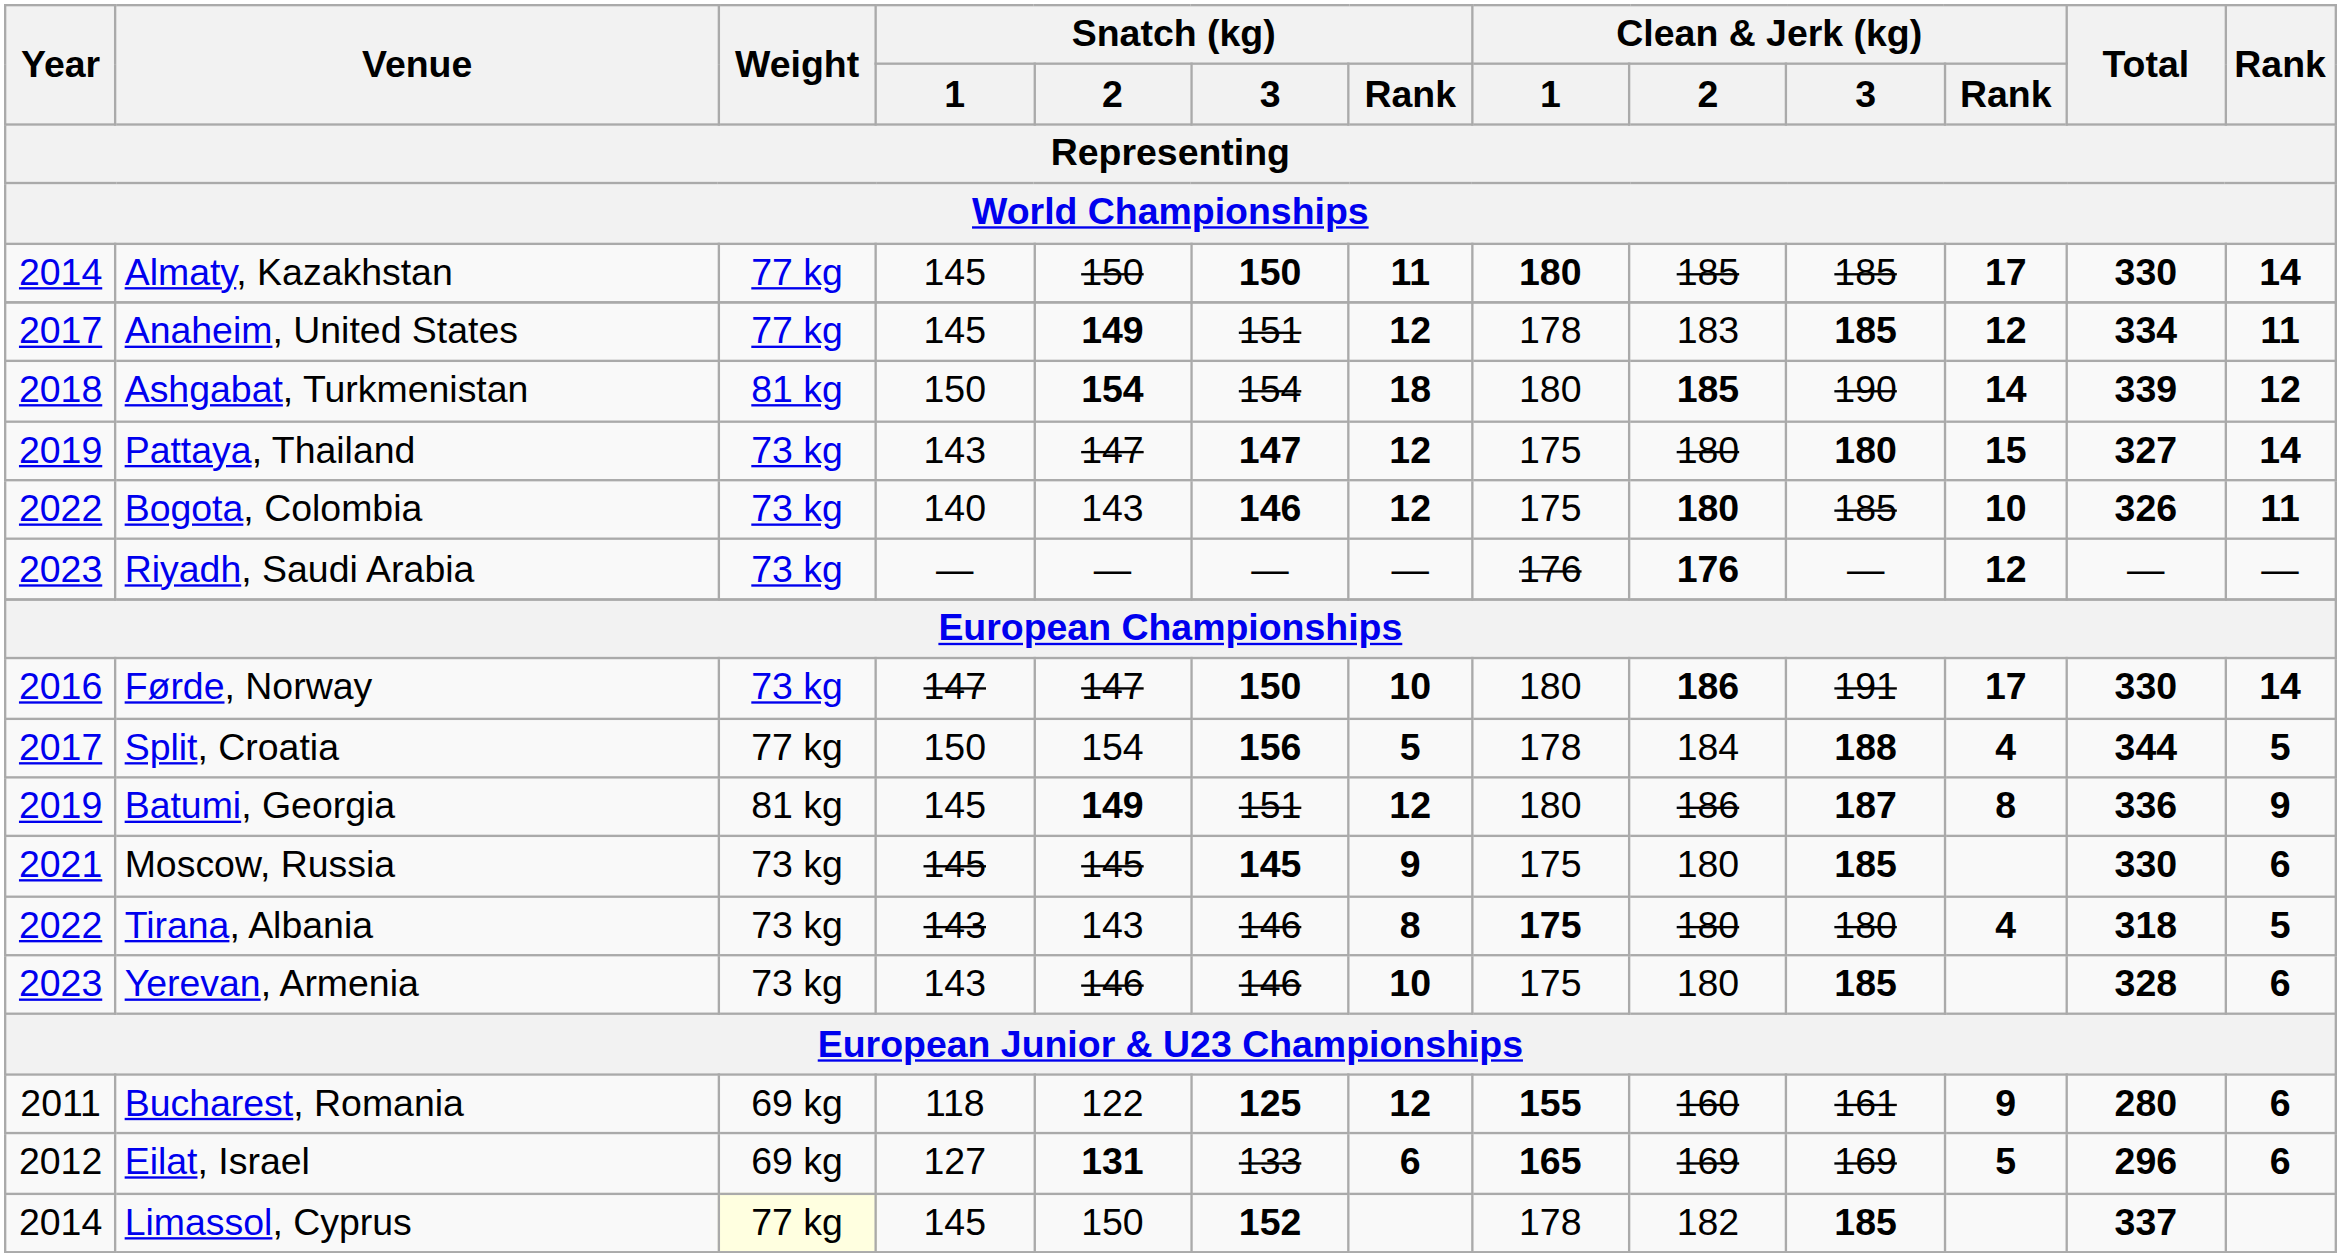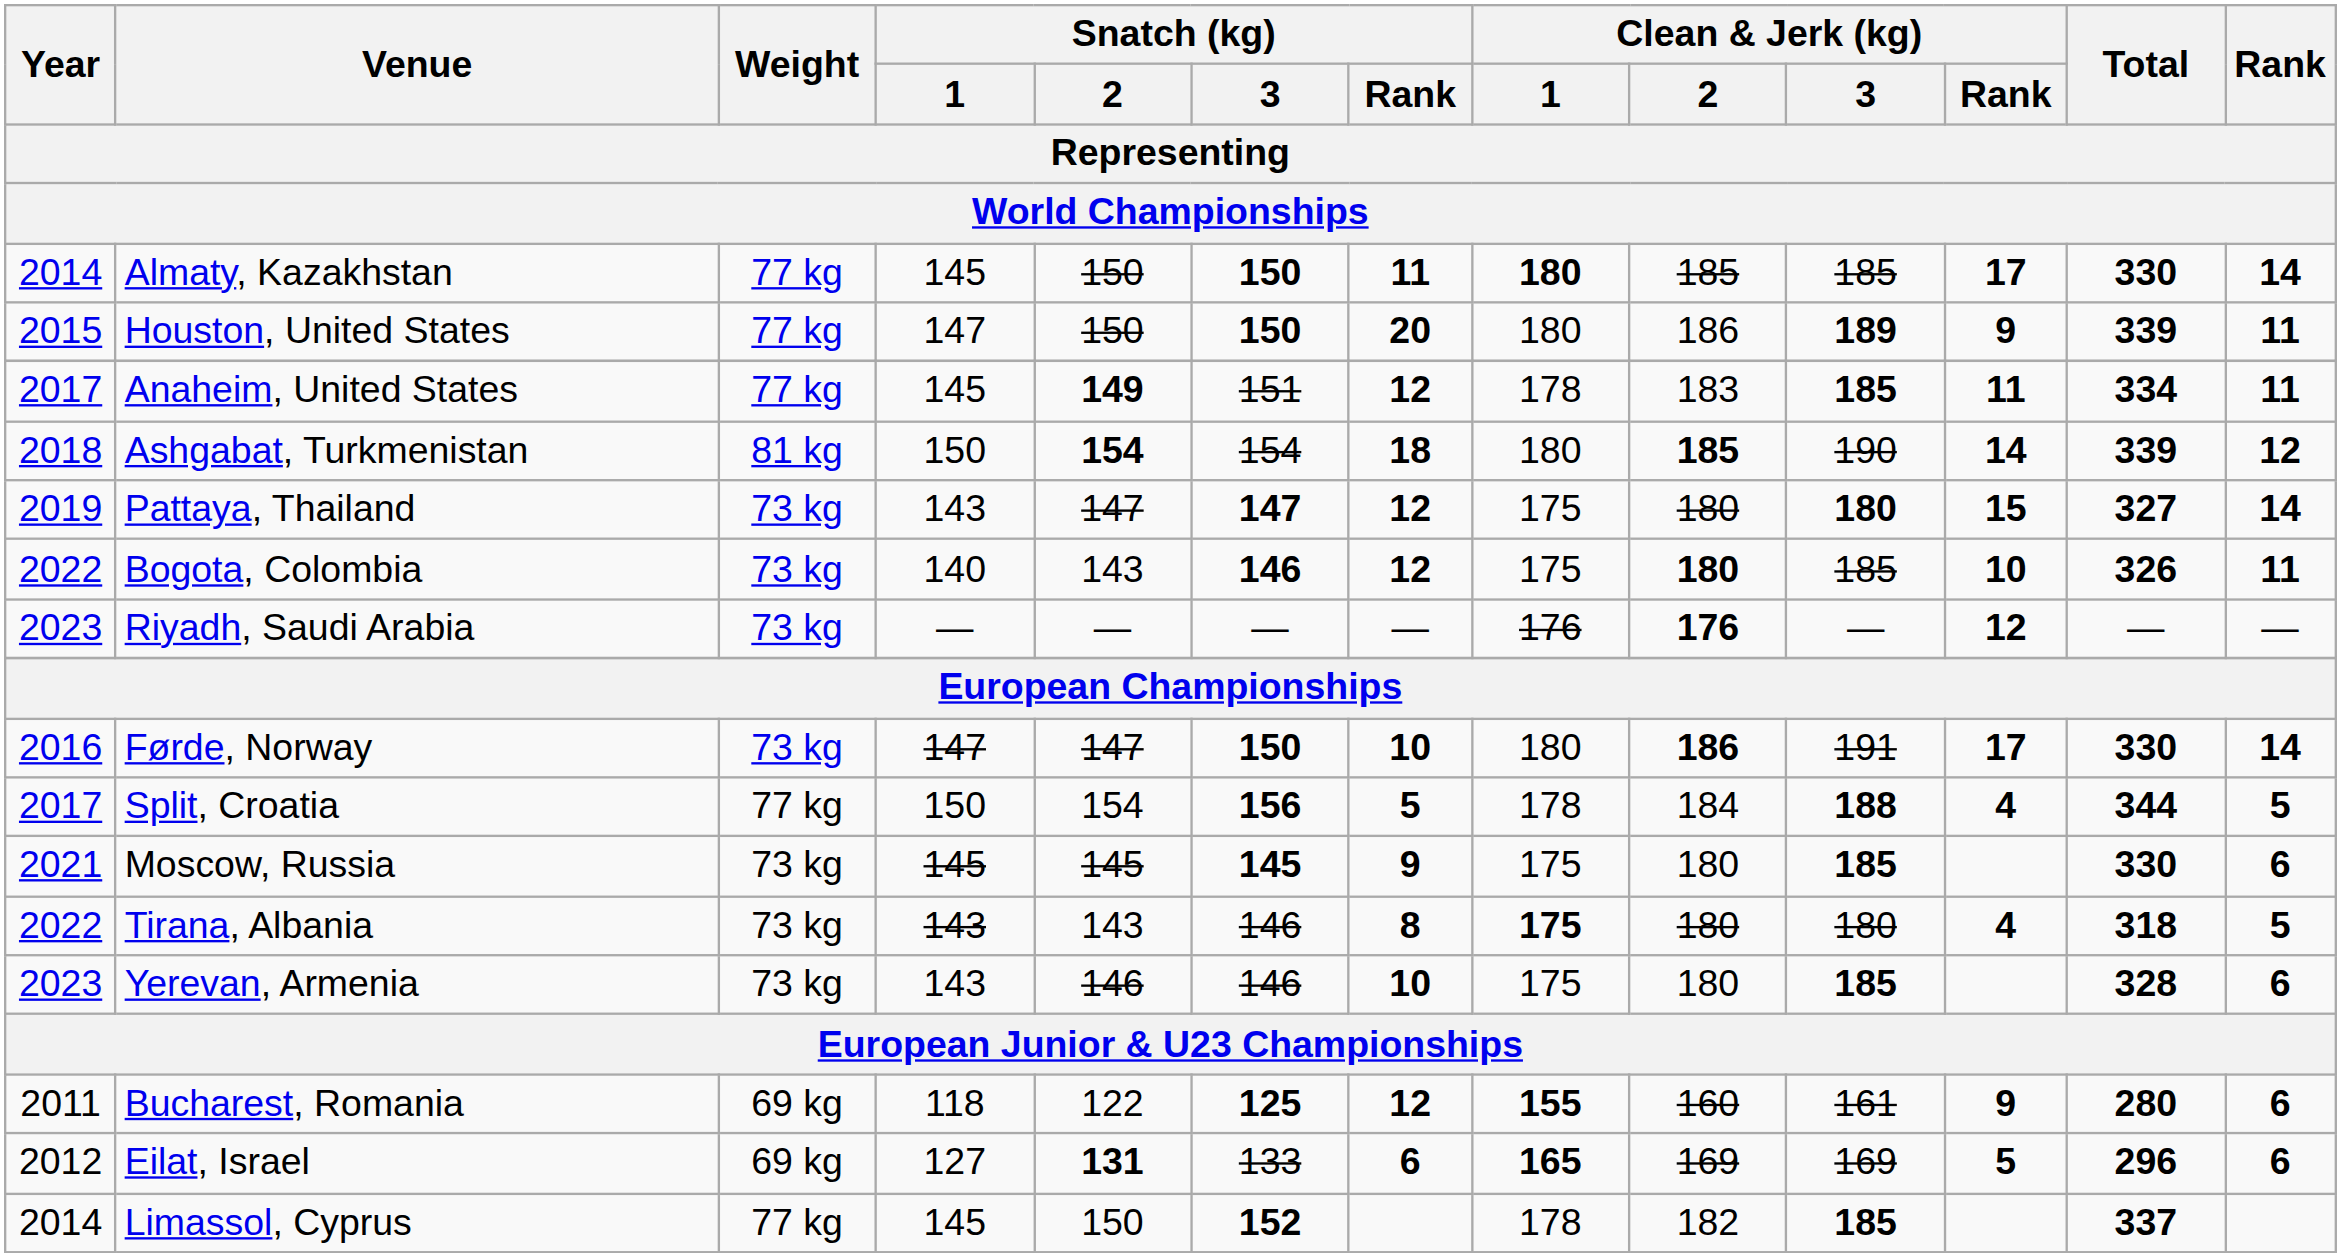+ row: (317, 331)
(2006, 331) 12 -> (2006, 390) 11
- row: (260, 806)
(797, 1221) lightyellow background -> (797, 1221) no background
